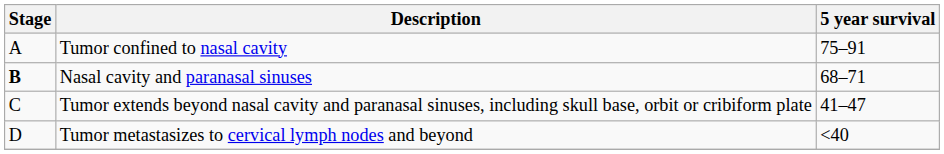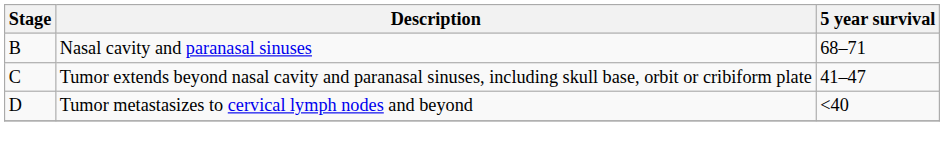- row: (173, 47)
(15, 76) bold -> (15, 47) normal
